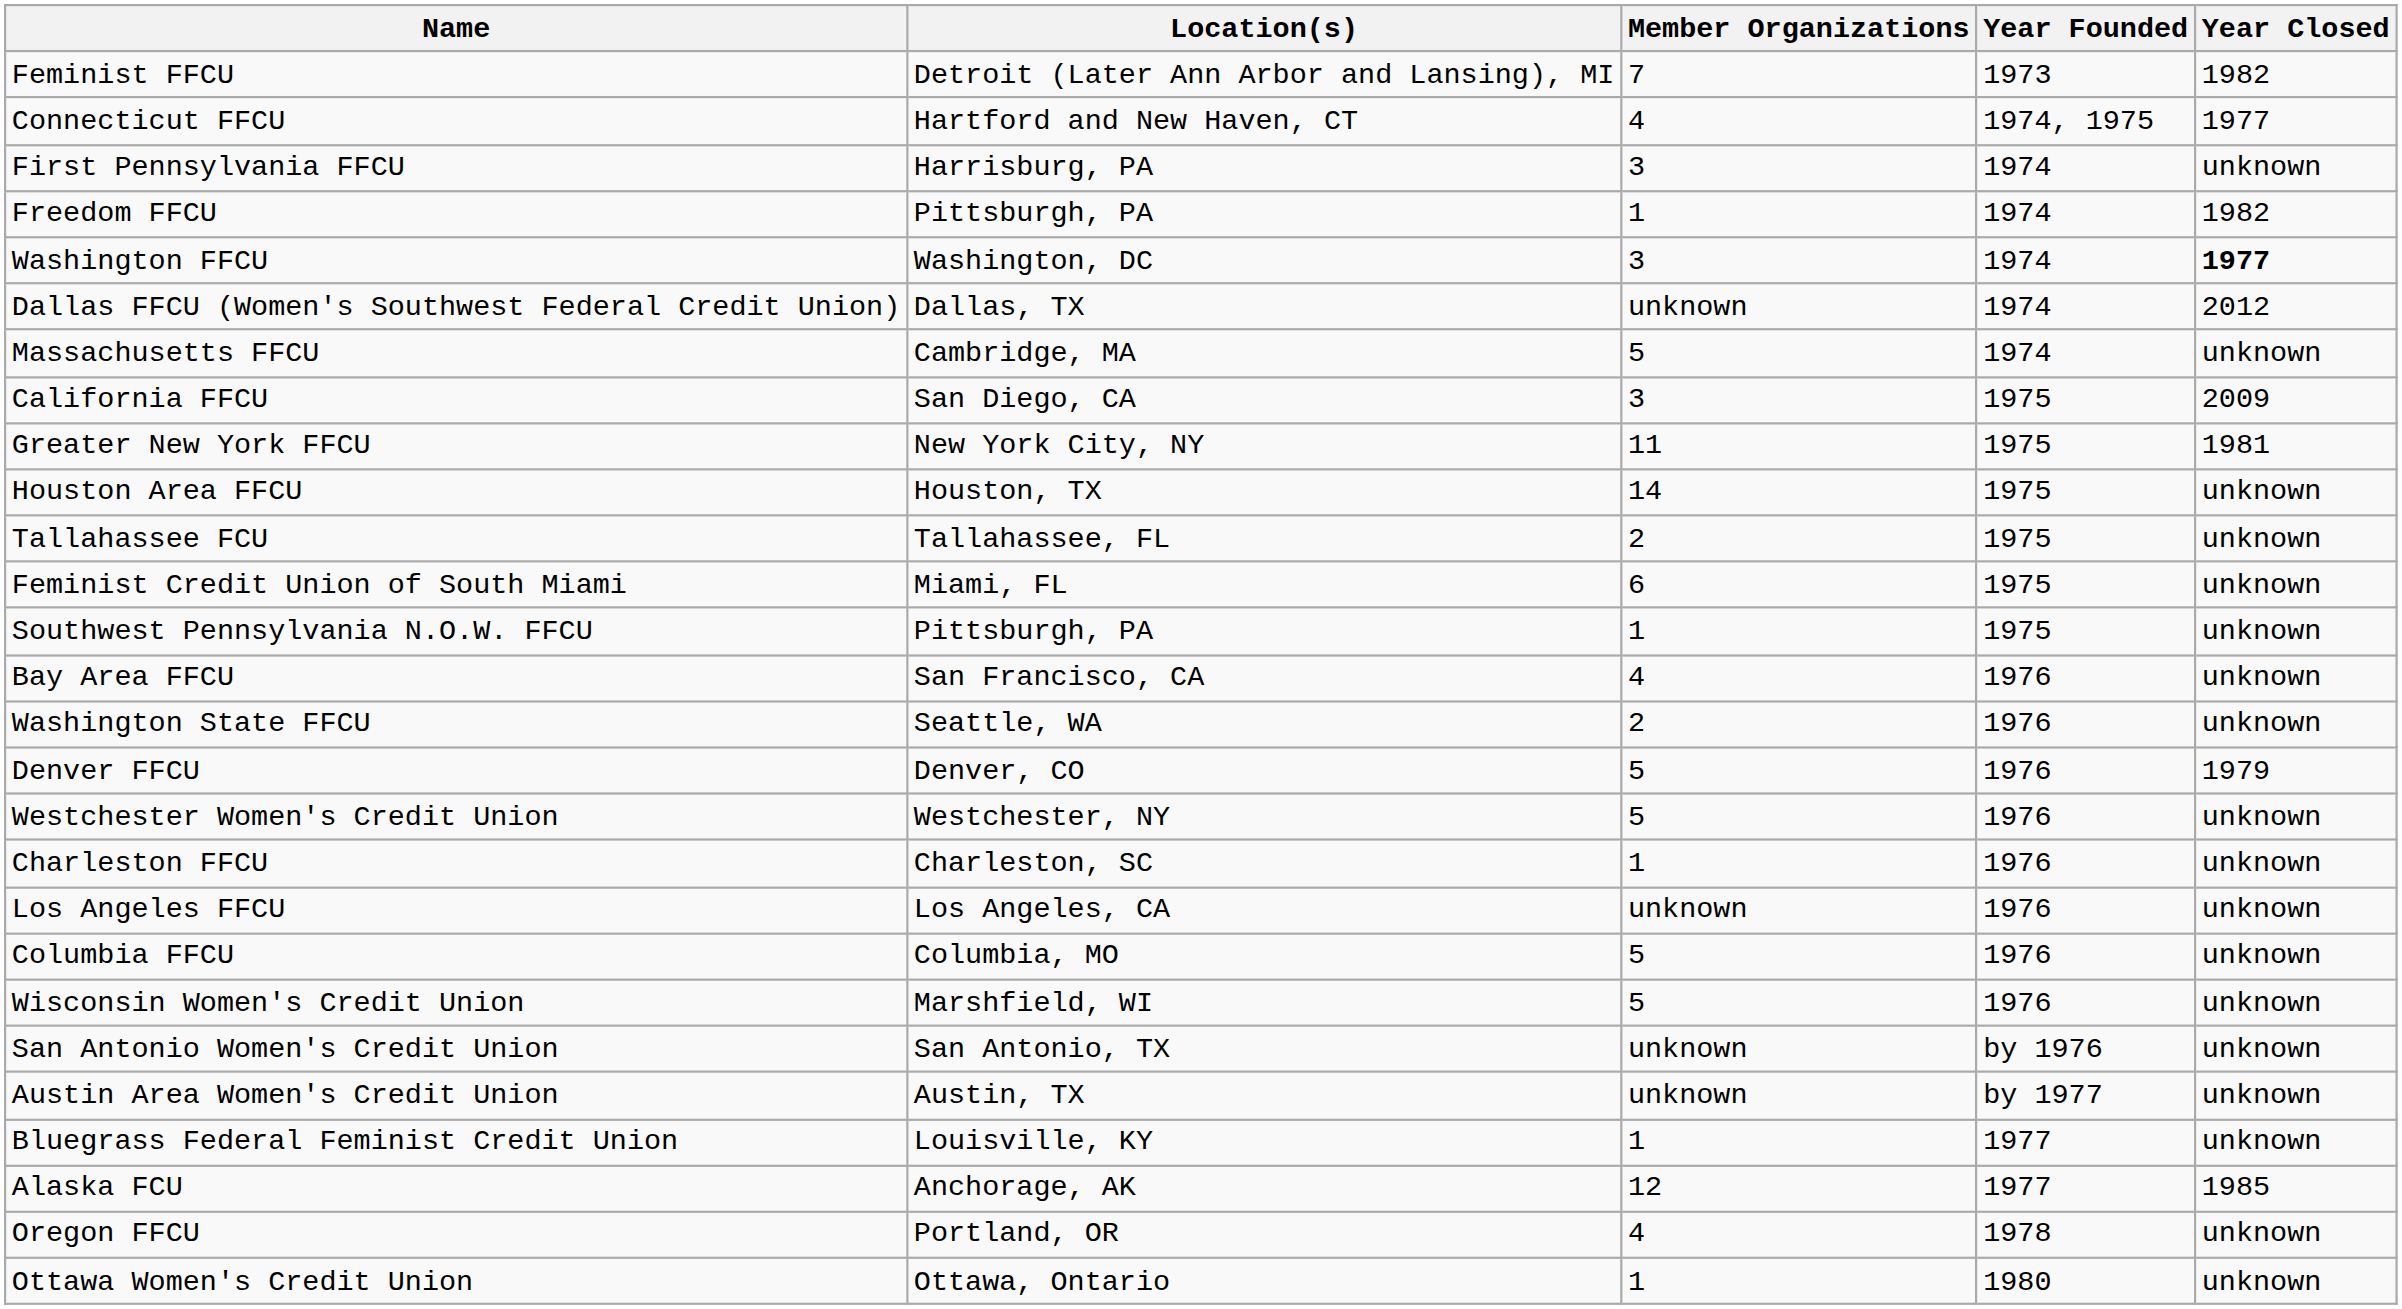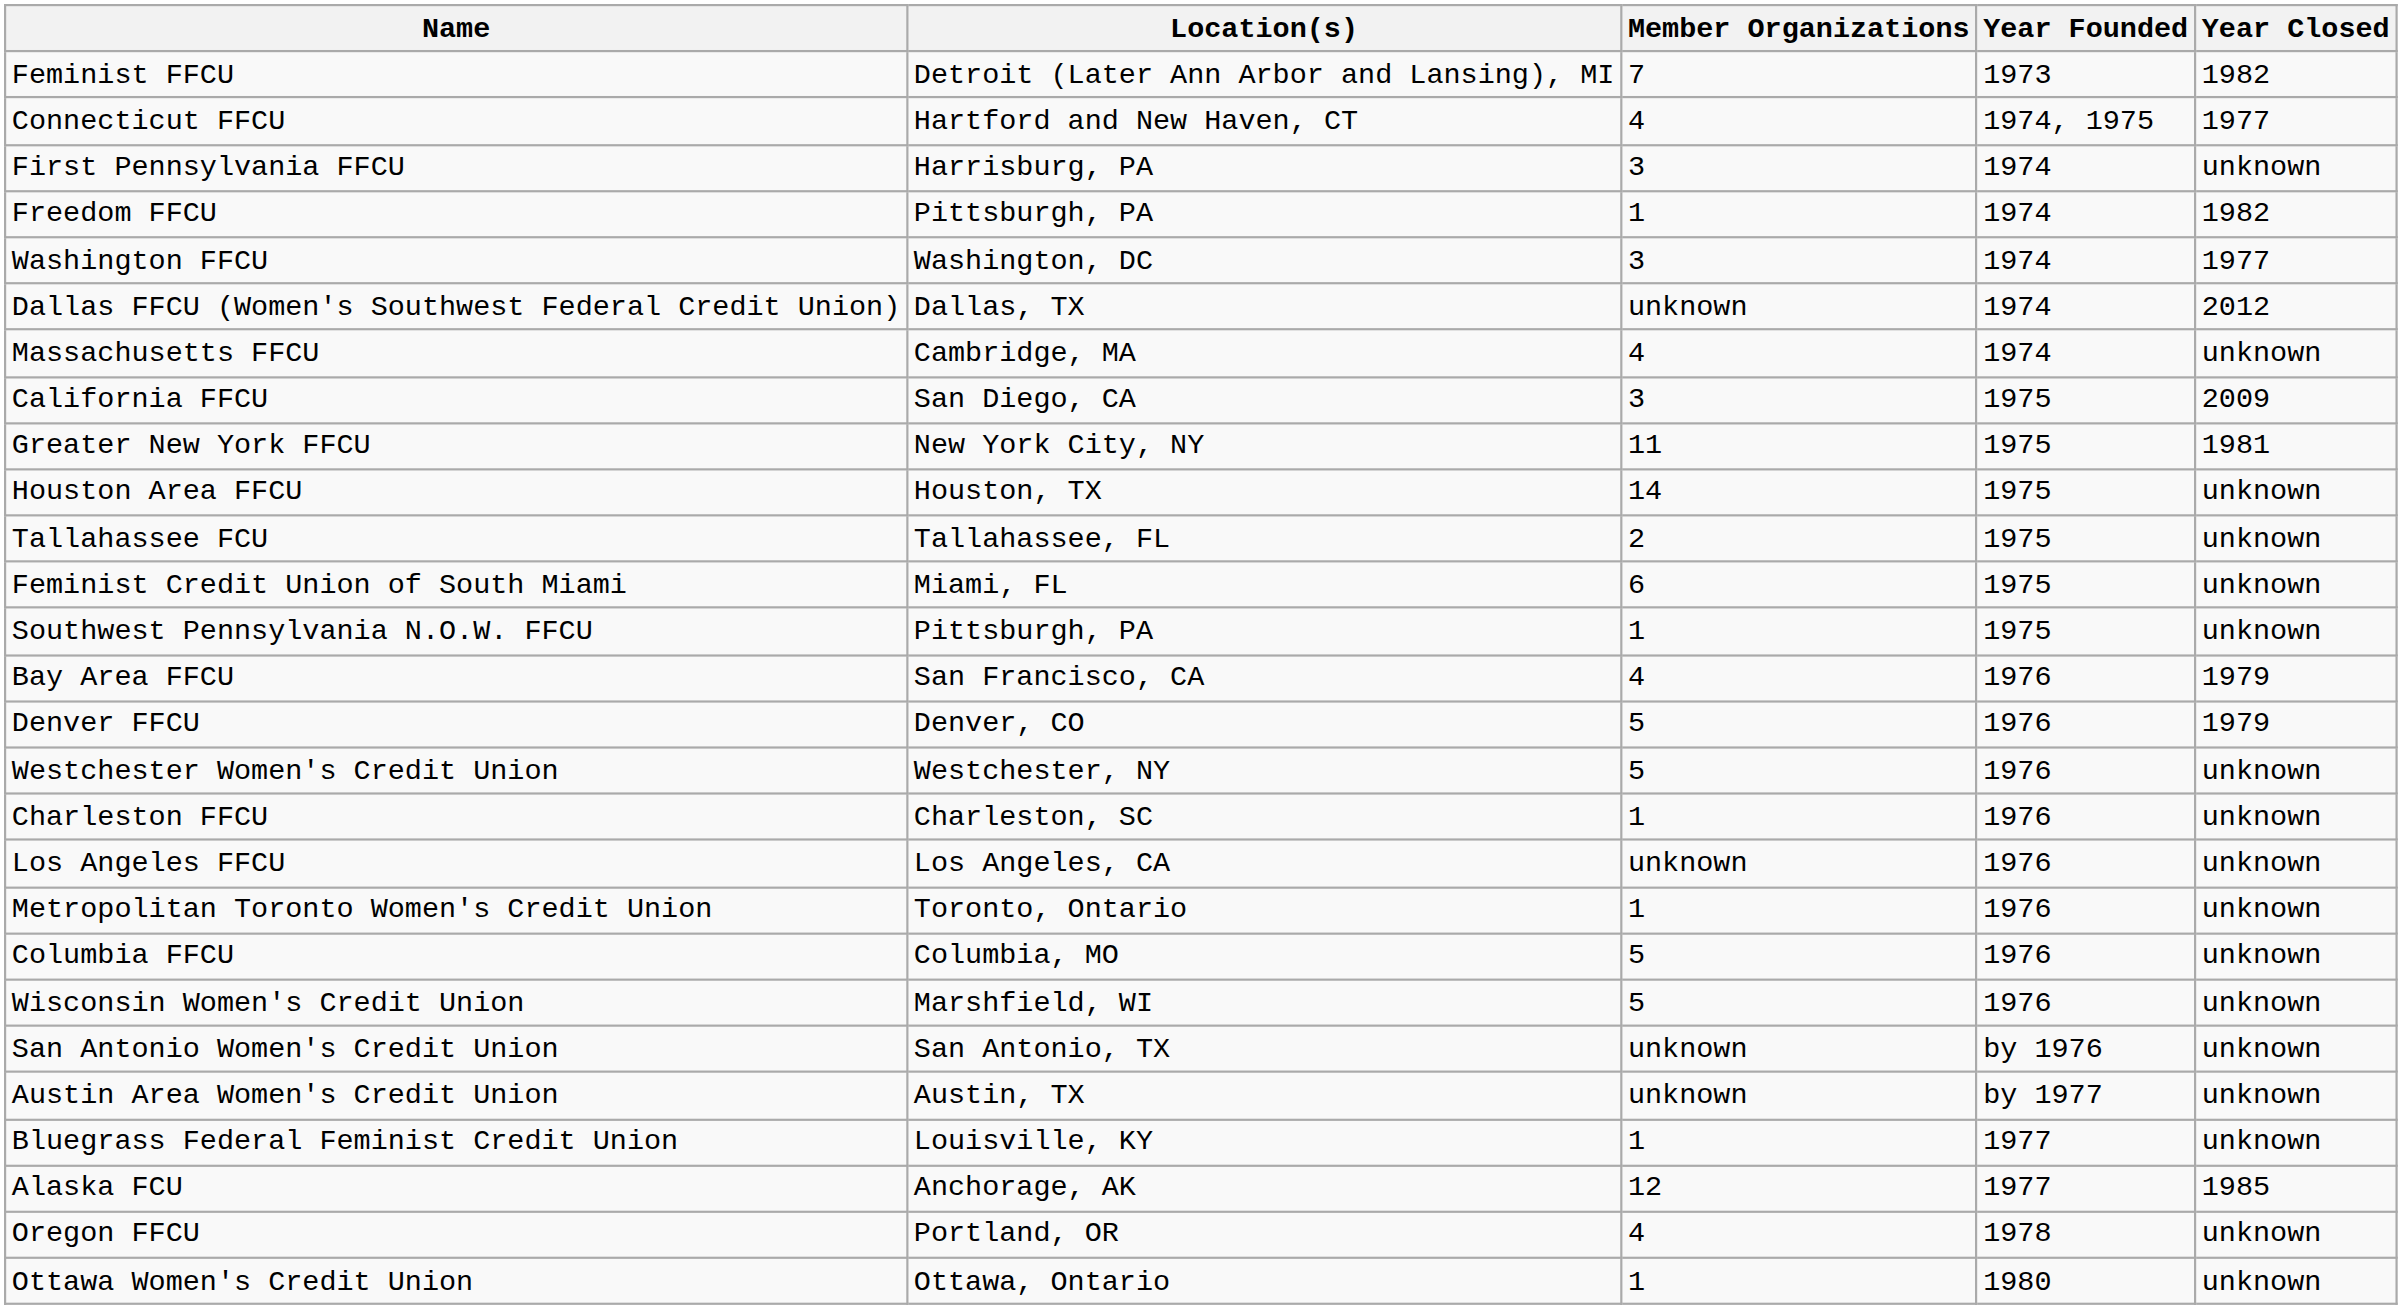(2236, 260) bold -> (2236, 260) normal
(1636, 353) 5 -> (1636, 353) 4
(2262, 678) unknown -> (2236, 678) 1979
- row: (191, 724)
+ row: (362, 910)
